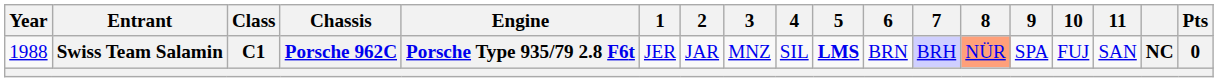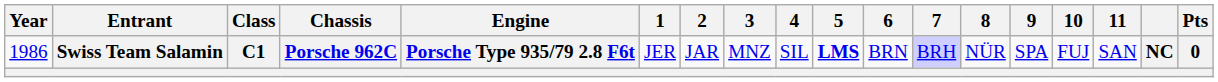(28, 51) 1988 -> (28, 51) 1986
(986, 51) lightsalmon background -> (986, 51) no background
